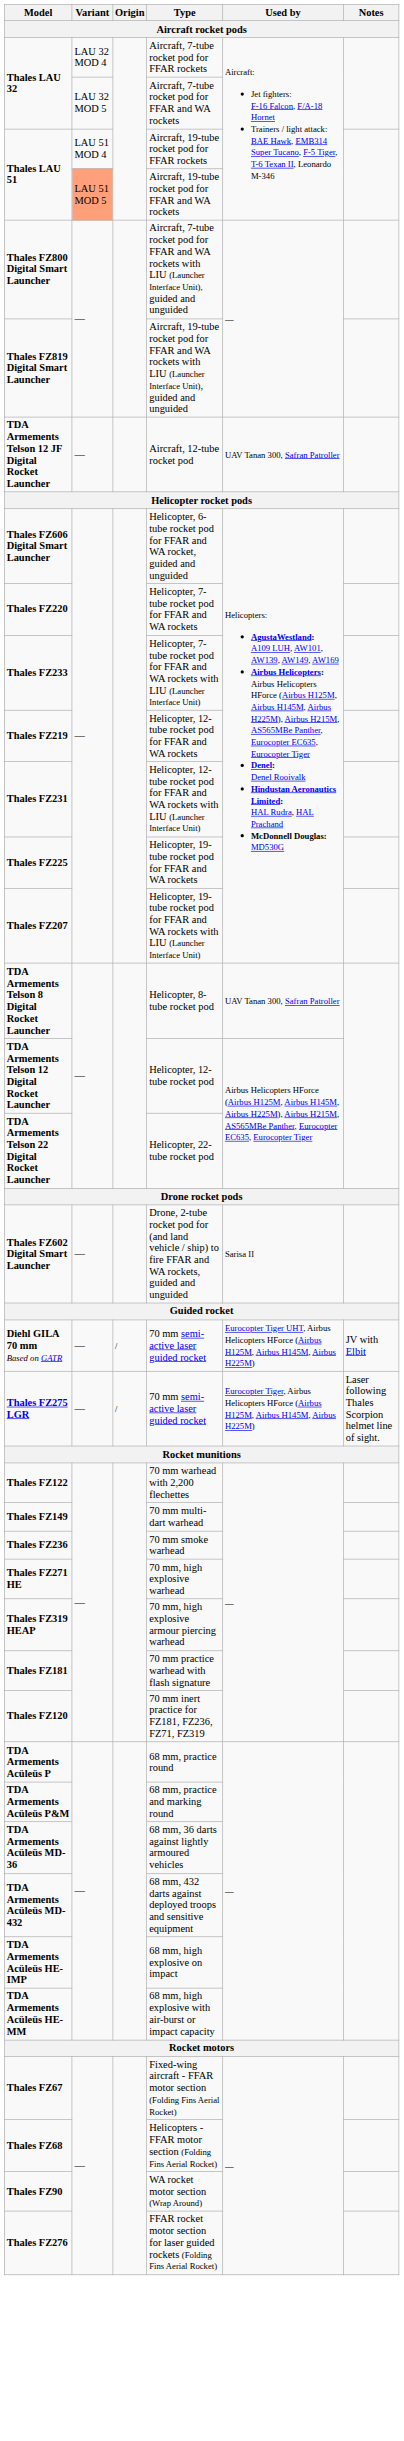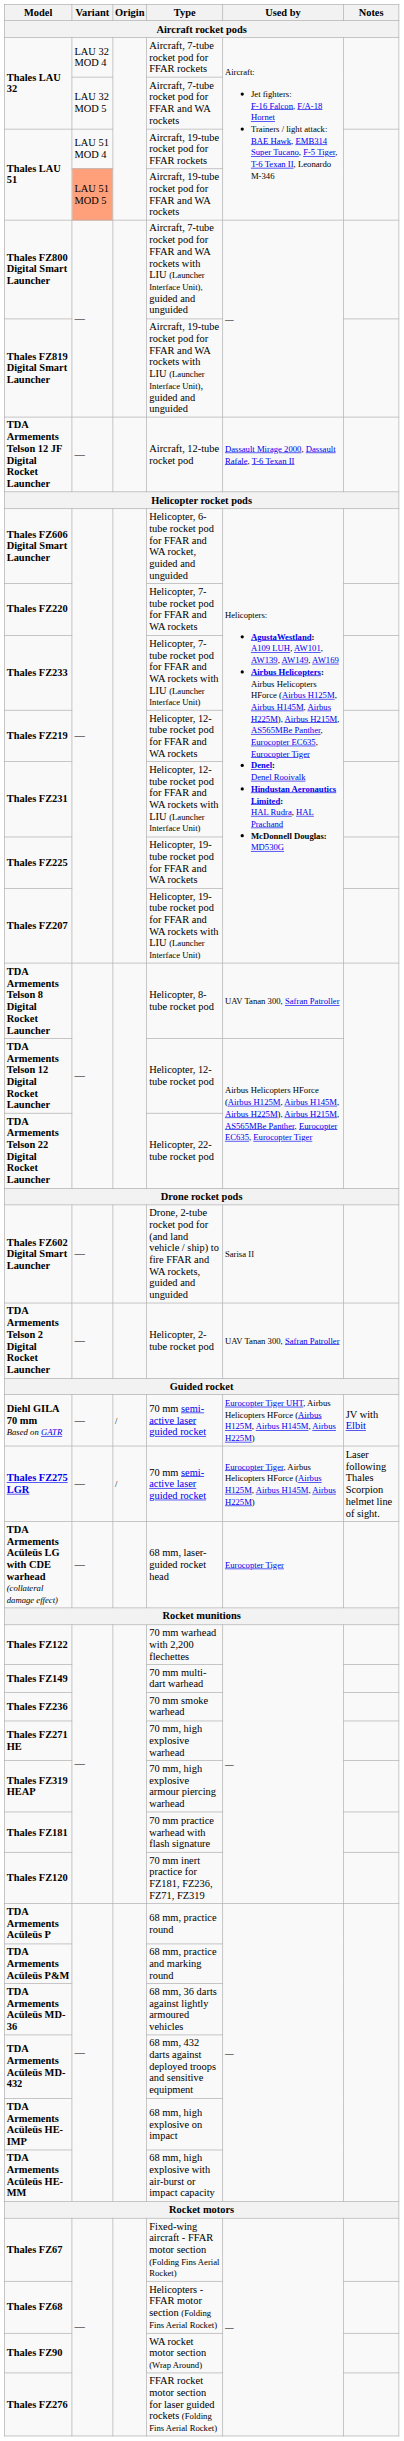(282, 455) UAV Tanan 300, Safran Patroller -> (280, 455) Dassault Mirage 2000, Dassault Rafale, T-6 Texan II
+ row: (33, 1340)
+ row: (33, 1564)
